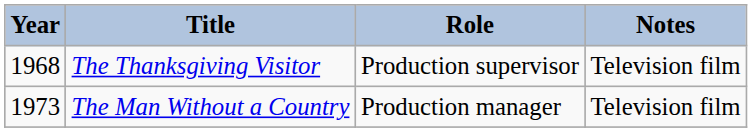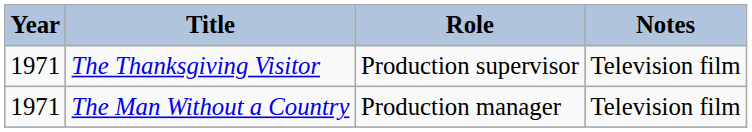(35, 65) 1968 -> (35, 65) 1971
(35, 106) 1973 -> (35, 106) 1971
